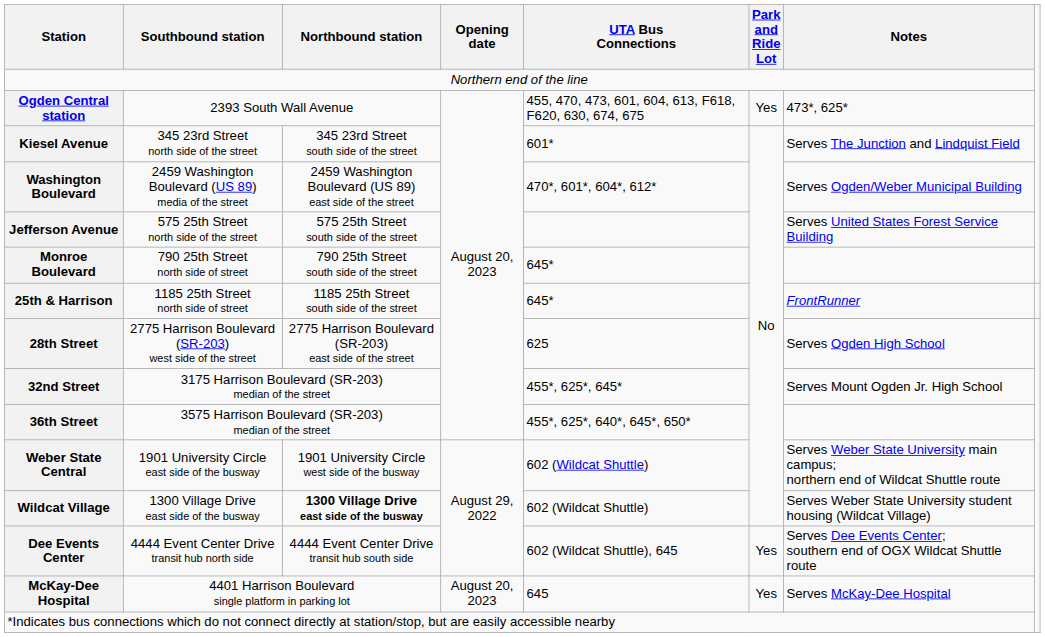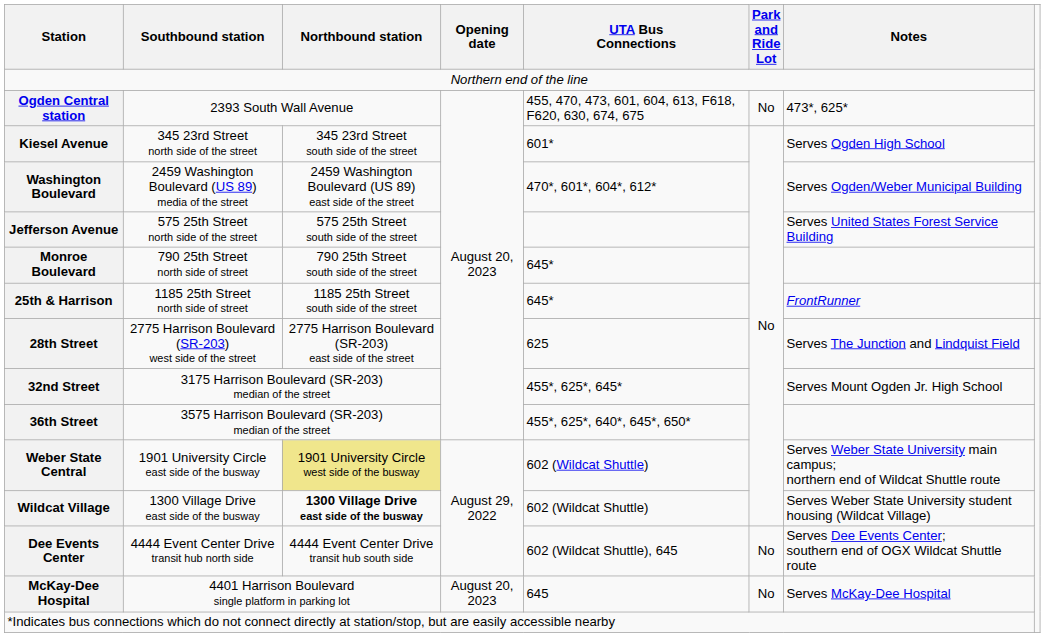(766, 108) Yes -> (766, 108) No
(903, 143) Serves The Junction and Lindquist Field -> (866, 143) Serves Ogden High School
(866, 343) Serves Ogden High School -> (903, 343) Serves The Junction and Lindquist Field
(361, 465) no background -> (361, 465) khaki background
(766, 551) Yes -> (766, 551) No
(766, 594) Yes -> (766, 594) No
